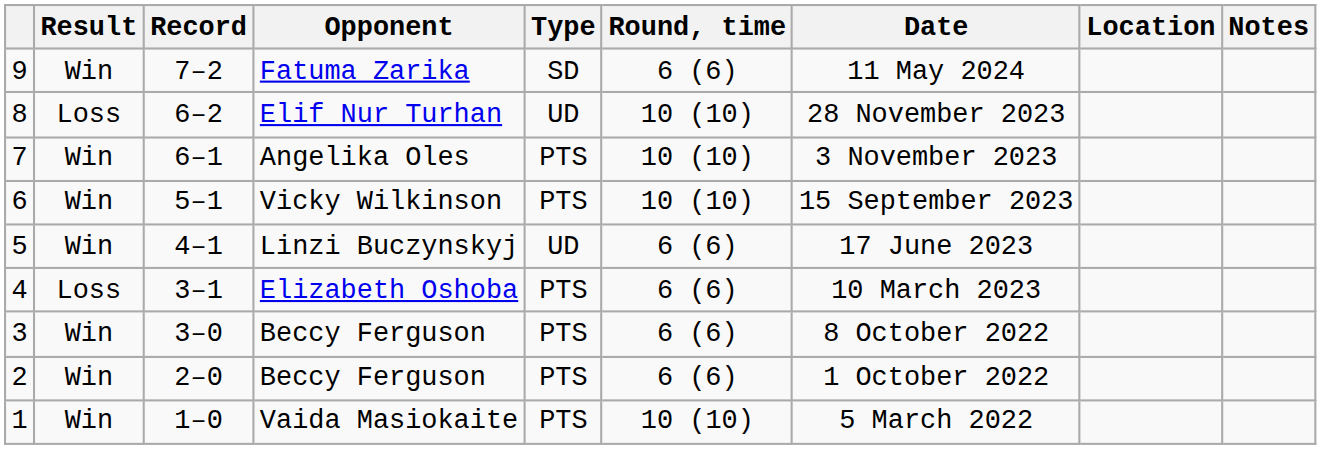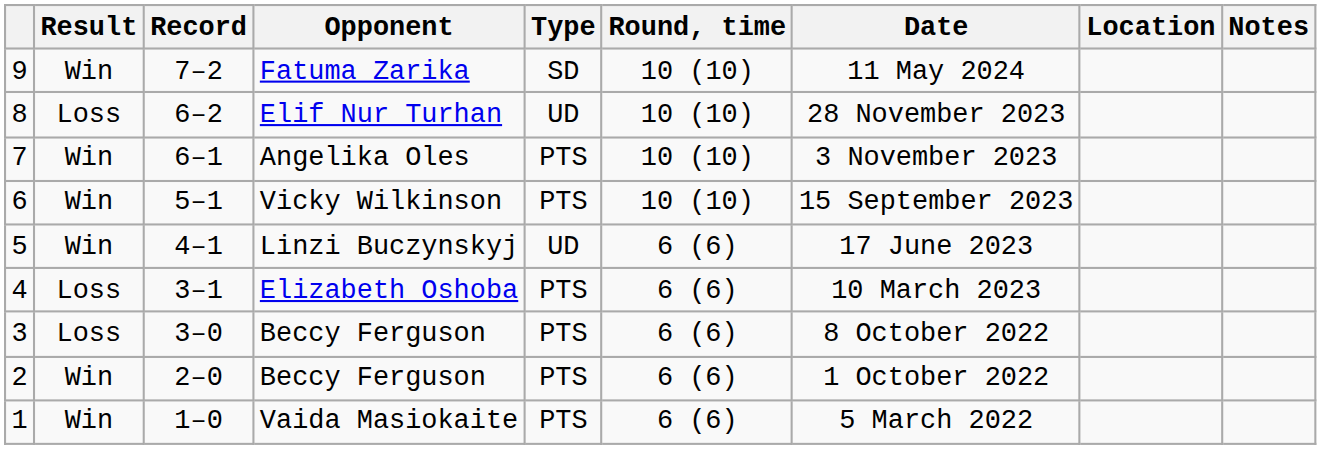(697, 71) 6 (6) -> (697, 71) 10 (10)
(89, 334) Win -> (89, 334) Loss
(697, 422) 10 (10) -> (697, 422) 6 (6)
